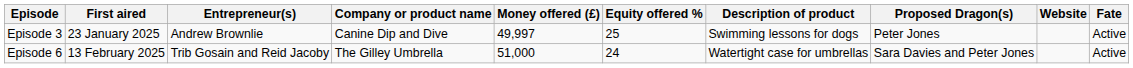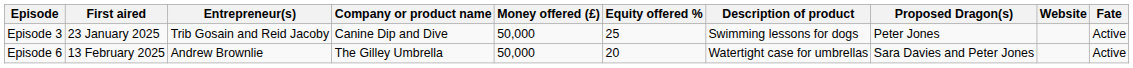(217, 33) Andrew Brownlie -> (250, 33) Trib Gosain and Reid Jacoby
(516, 33) 49,997 -> (516, 33) 50,000
(250, 53) Trib Gosain and Reid Jacoby -> (217, 53) Andrew Brownlie
(516, 53) 51,000 -> (516, 53) 50,000
(612, 53) 24 -> (612, 53) 20
